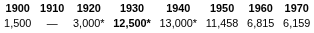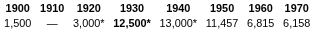(219, 23) 11,458 -> (219, 23) 11,457
(297, 23) 6,159 -> (297, 23) 6,158
